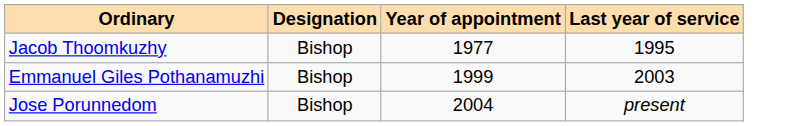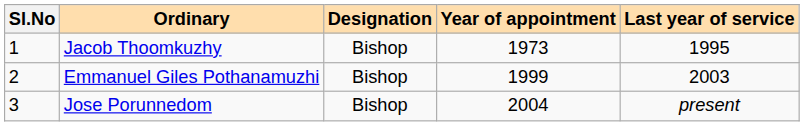+ column: (32, 18)
(473, 47) 1977 -> (528, 47) 1973
